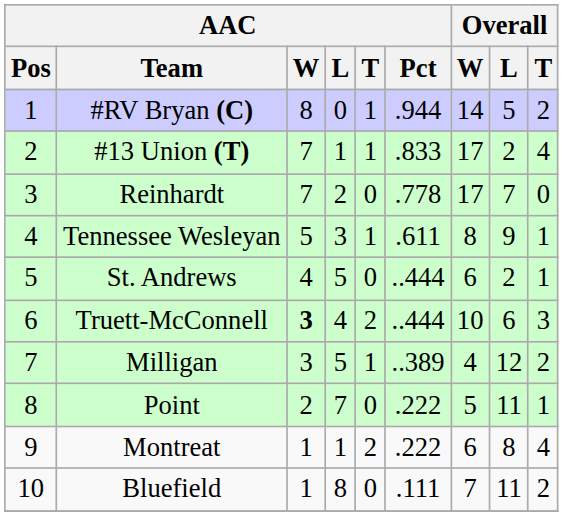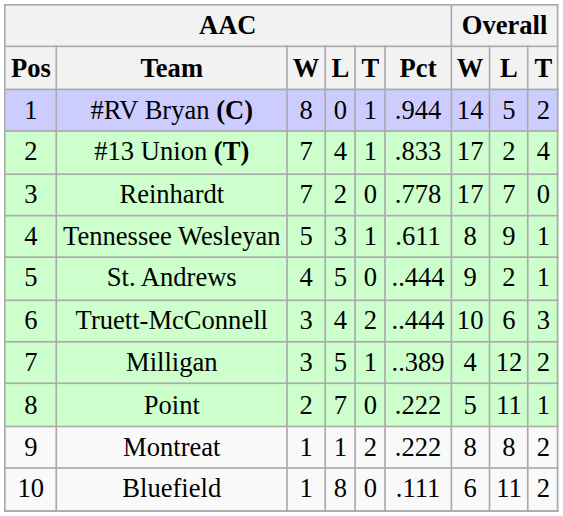(340, 151) 1 -> (340, 151) 4
(470, 278) 6 -> (470, 278) 9
(306, 320) bold -> (306, 320) normal
(470, 446) 6 -> (470, 446) 8
(543, 446) 4 -> (543, 446) 2
(470, 488) 7 -> (470, 488) 6
